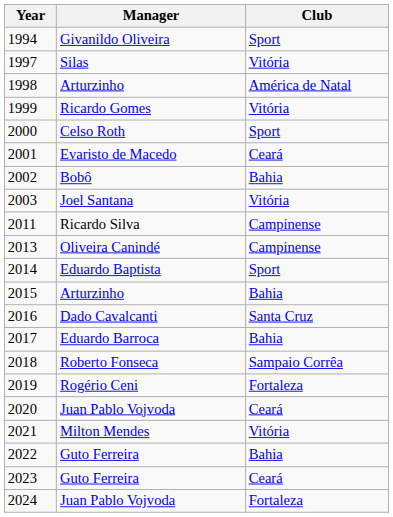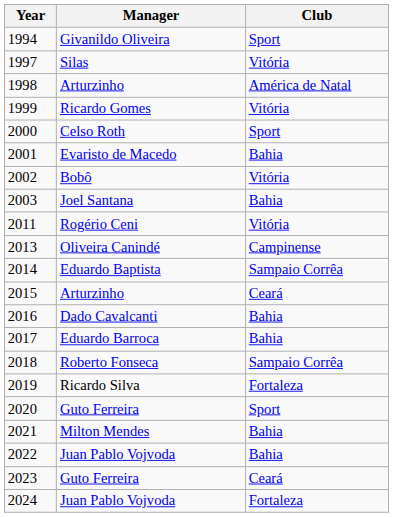(266, 154) Ceará -> (266, 154) Bahia
(266, 177) Bahia -> (269, 177) Vitória
(269, 200) Vitória -> (266, 200) Bahia
(100, 223) Ricardo Silva -> (99, 223) Rogério Ceni
(285, 223) Campinense -> (269, 223) Vitória
(265, 270) Sport -> (296, 270) Sampaio Corrêa
(266, 293) Bahia -> (266, 293) Ceará
(281, 316) Santa Cruz -> (266, 316) Bahia
(99, 385) Rogério Ceni -> (100, 385) Ricardo Silva
(118, 408) Juan Pablo Vojvoda -> (99, 408) Guto Ferreira
(266, 408) Ceará -> (265, 408) Sport
(269, 431) Vitória -> (266, 431) Bahia
(99, 454) Guto Ferreira -> (118, 454) Juan Pablo Vojvoda
